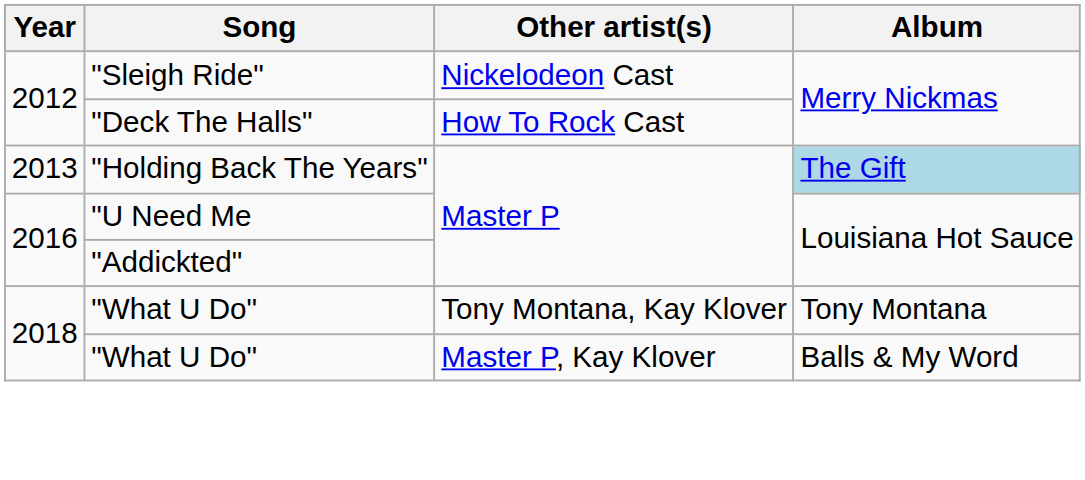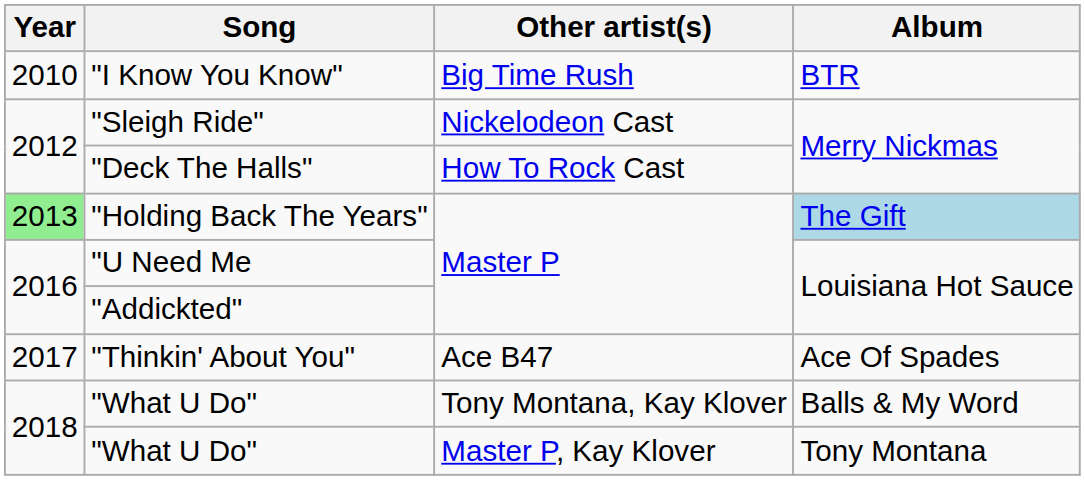+ row: (217, 74)
(45, 168) no background -> (45, 215) lightgreen background
+ row: (223, 356)
(893, 309) Tony Montana -> (910, 403) Balls & My Word
(910, 356) Balls & My Word -> (893, 450) Tony Montana
